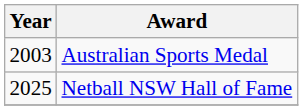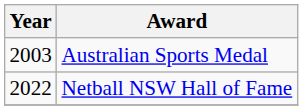(31, 88) 2025 -> (31, 88) 2022
